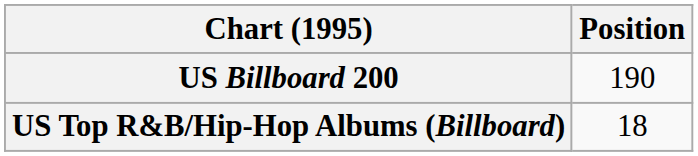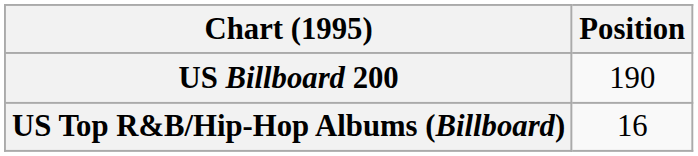(632, 126) 18 -> (632, 126) 16
